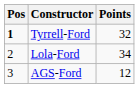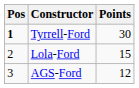(125, 34) 32 -> (125, 34) 30
(125, 54) 34 -> (125, 54) 15
